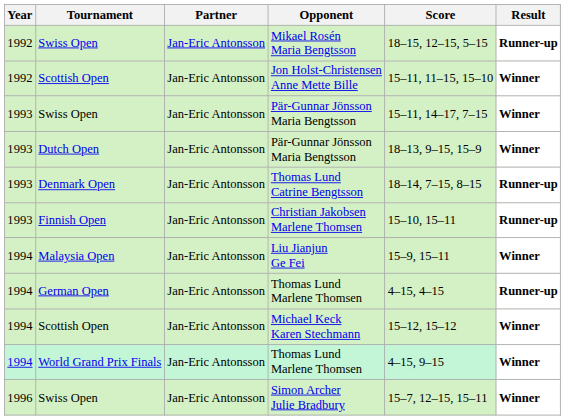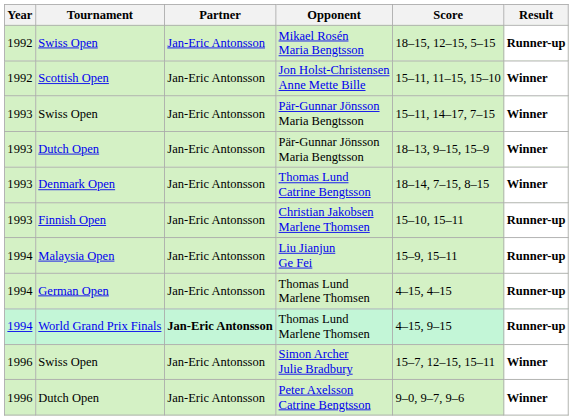(528, 185) Runner-up -> (527, 185) Winner
(519, 255) Winner -> (536, 255) Runner-up
- row: (74, 326)
(216, 362) normal -> (220, 326) bold
(519, 362) Winner -> (536, 326) Runner-up
+ row: (69, 397)
